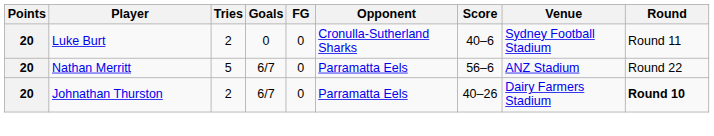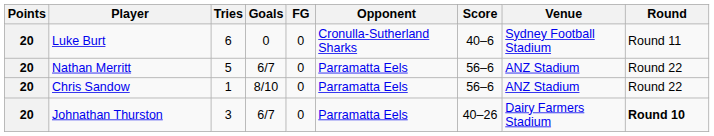(228, 41) 2 -> (228, 41) 6
+ row: (91, 87)
(228, 94) 2 -> (228, 114) 3
